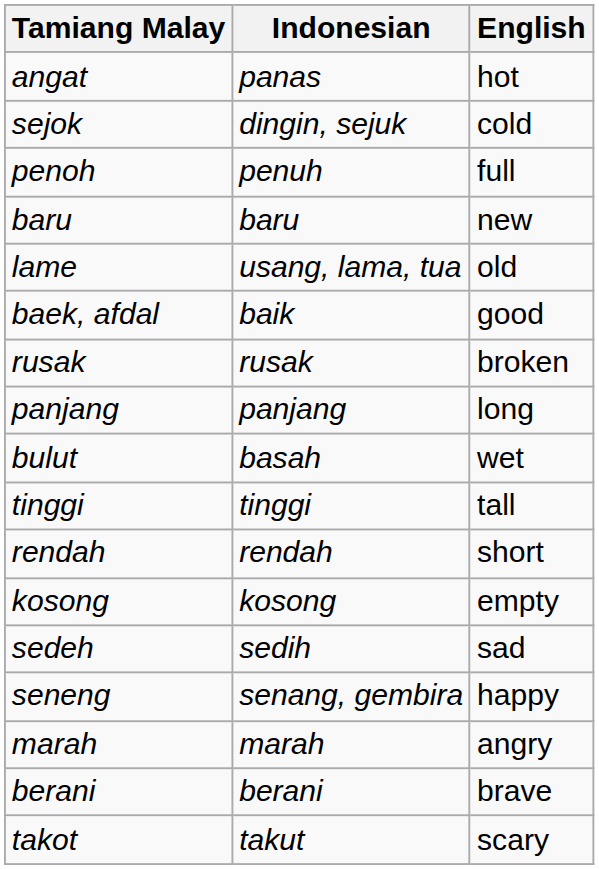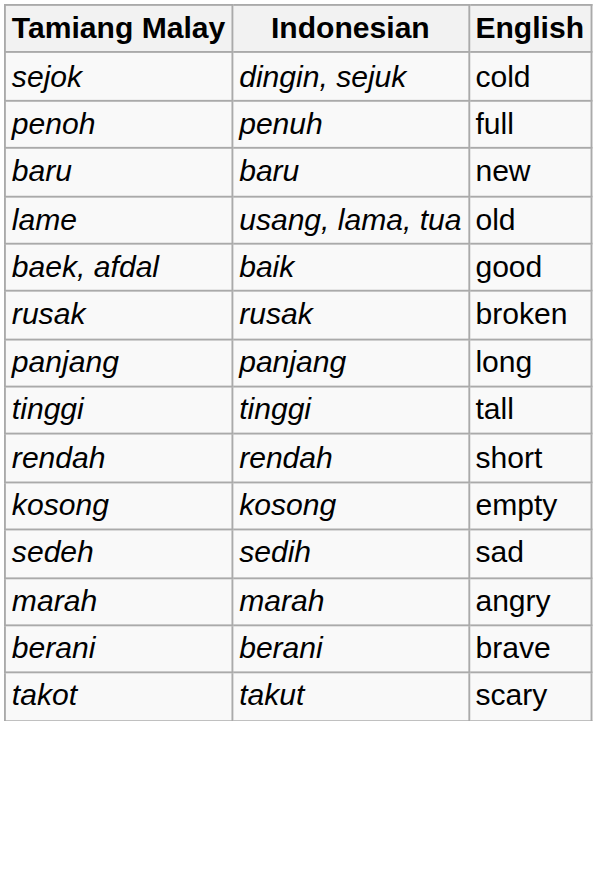- row: (50, 76)
- row: (44, 457)
- row: (61, 696)
